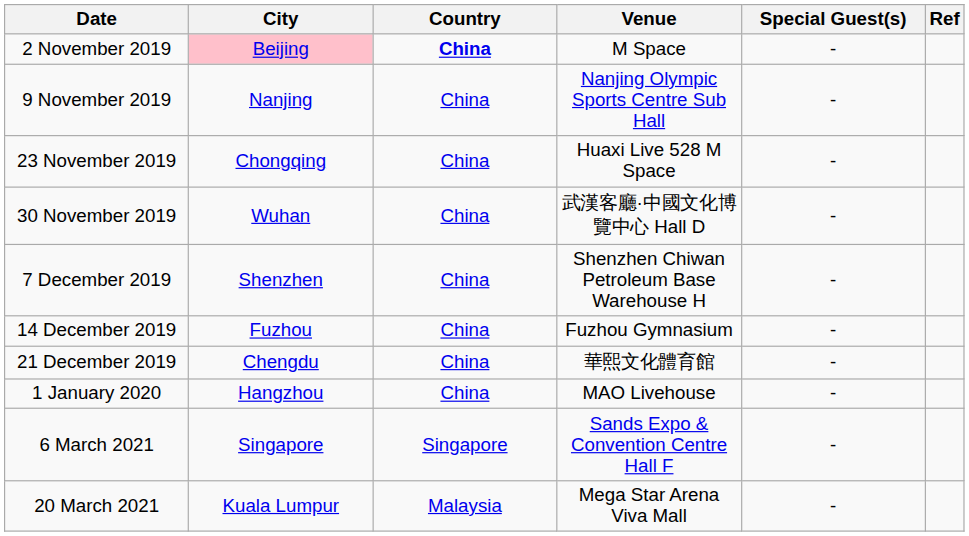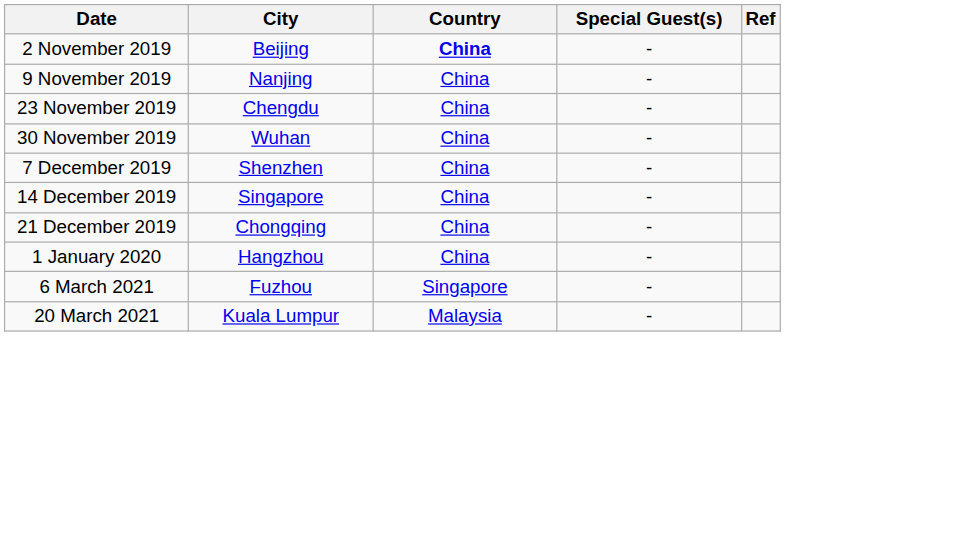- column: (649, 19)
(281, 49) pink background -> (281, 49) no background
(281, 161) Chongqing -> (281, 108) Chengdu
(281, 330) Fuzhou -> (281, 197) Singapore
(281, 362) Chengdu -> (281, 227) Chongqing
(281, 444) Singapore -> (281, 286) Fuzhou
